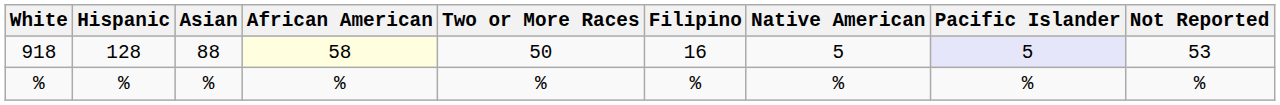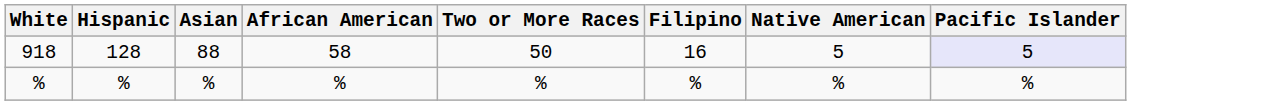- column: (1200, 21)
(340, 52) lightyellow background -> (340, 52) no background
